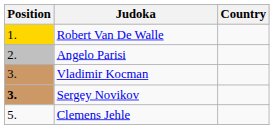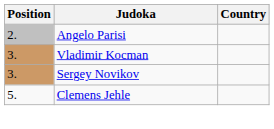- row: (110, 34)
(12, 94) bold -> (12, 74) normal
